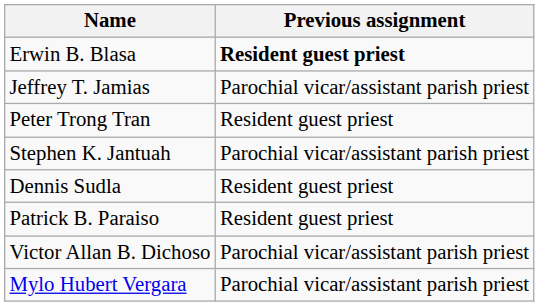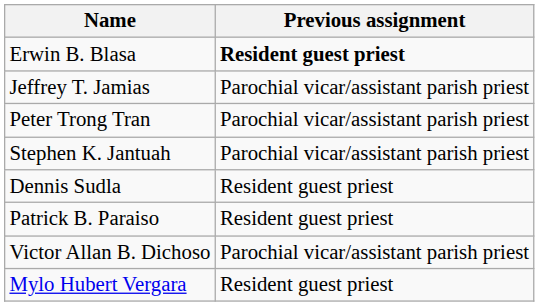(307, 119) Resident guest priest -> (374, 119) Parochial vicar/assistant parish priest
(374, 284) Parochial vicar/assistant parish priest -> (307, 284) Resident guest priest
